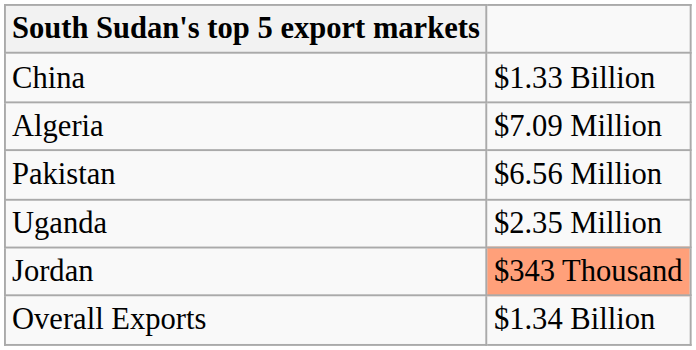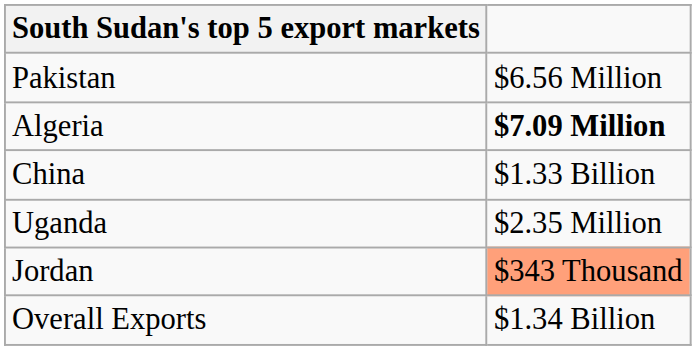rows swapped: (48, 77) <-> (64, 174)
(578, 125) normal -> (580, 125) bold
